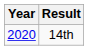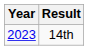(22, 34) 2020 -> (22, 34) 2023
